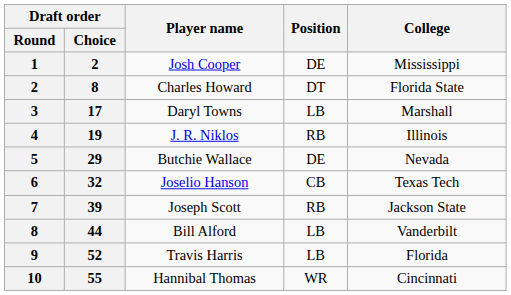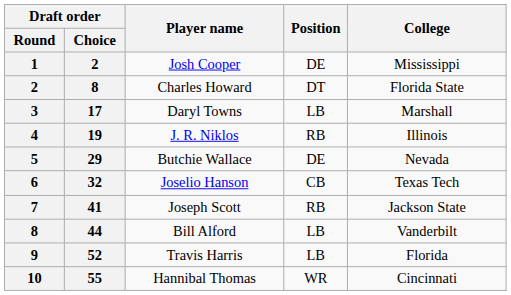(95, 207) 39 -> (95, 207) 41
